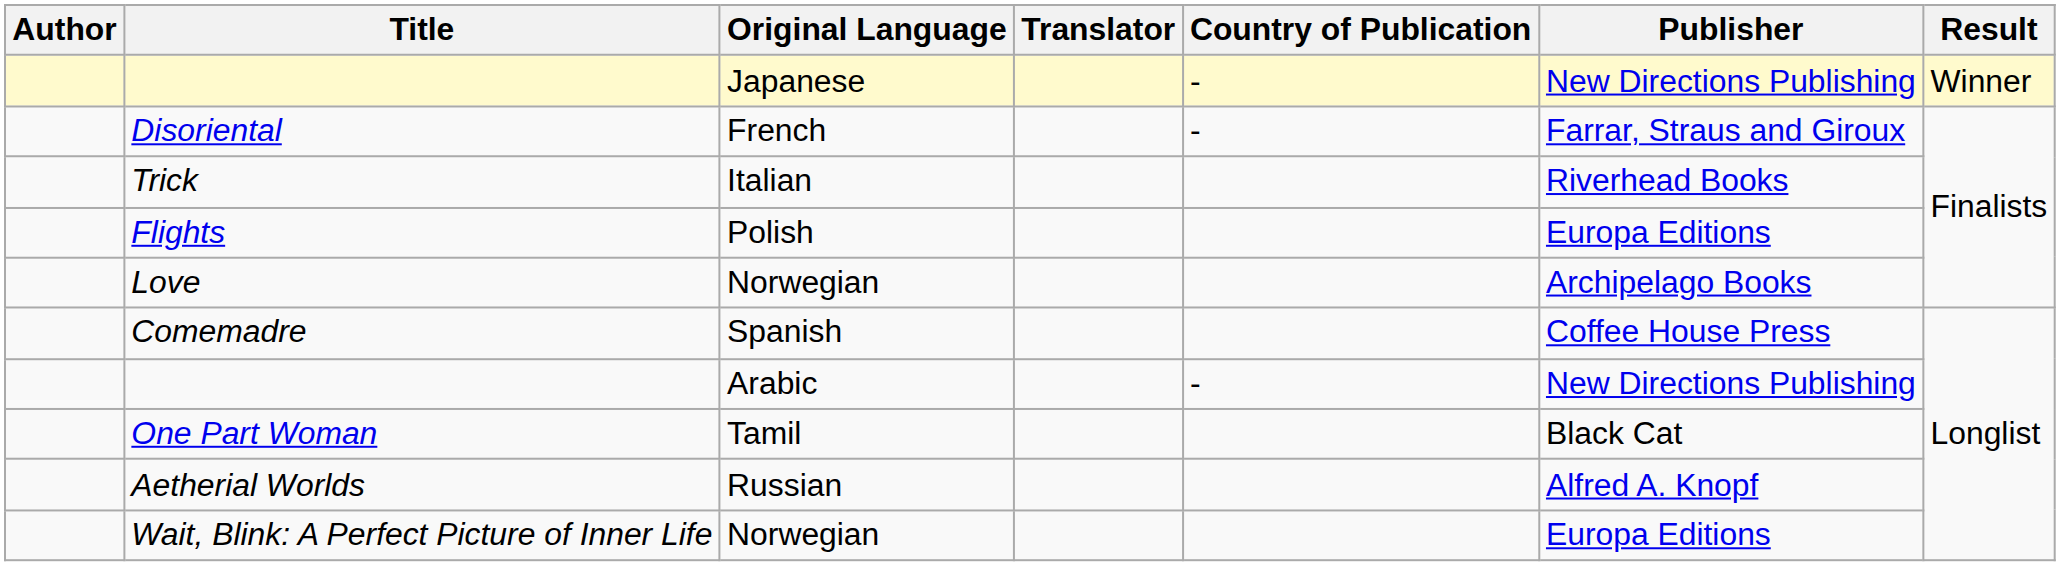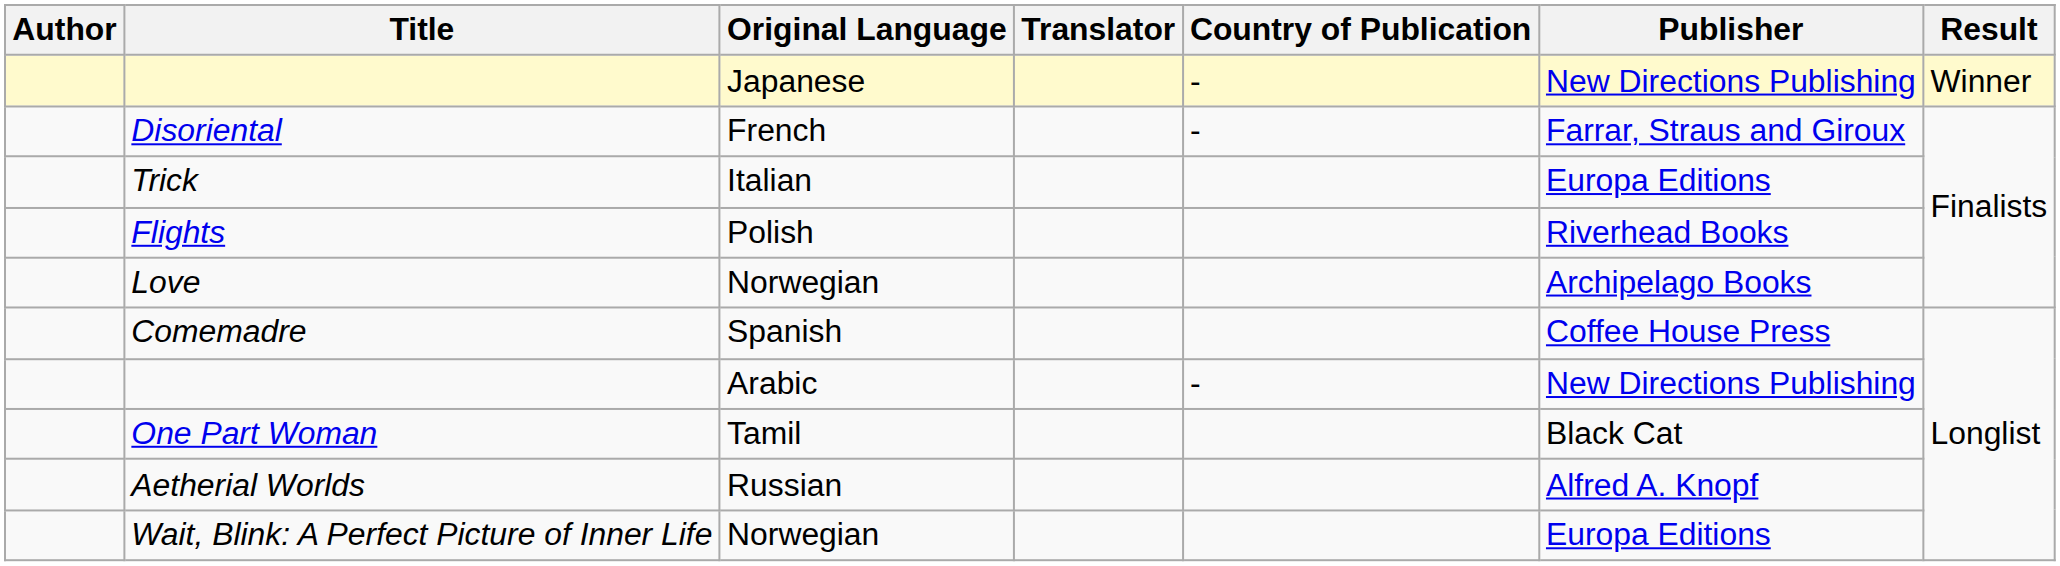(1667, 181) Riverhead Books -> (1658, 181) Europa Editions
(1658, 231) Europa Editions -> (1667, 231) Riverhead Books
